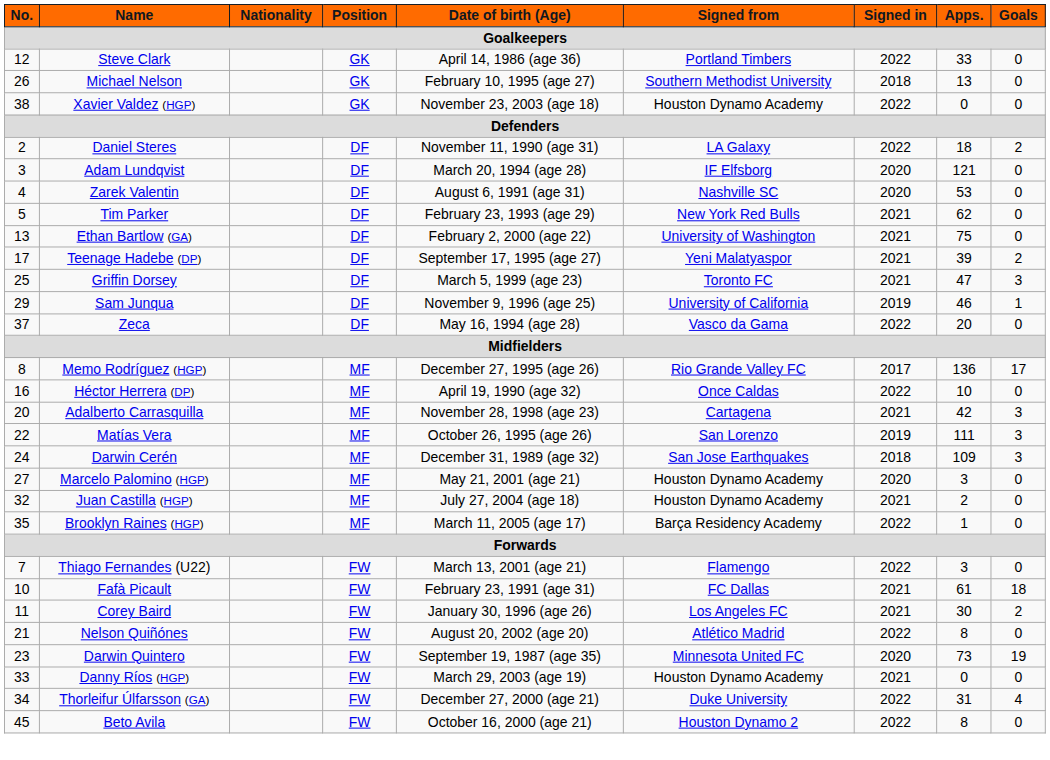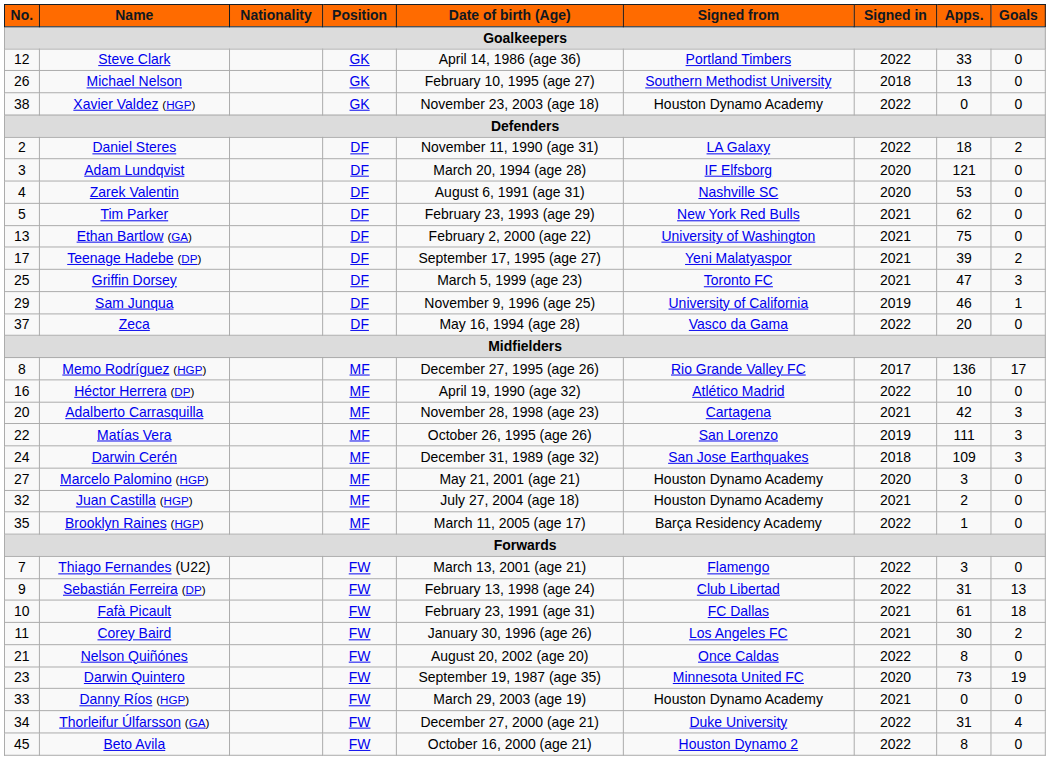(738, 391) Once Caldas -> (738, 391) Atlético Madrid
+ row: (134, 590)
(738, 634) Atlético Madrid -> (738, 656) Once Caldas
